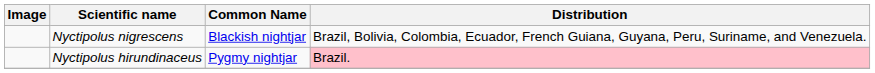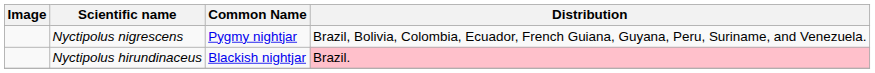(257, 36) Blackish nightjar -> (253, 36) Pygmy nightjar
(253, 57) Pygmy nightjar -> (257, 57) Blackish nightjar
